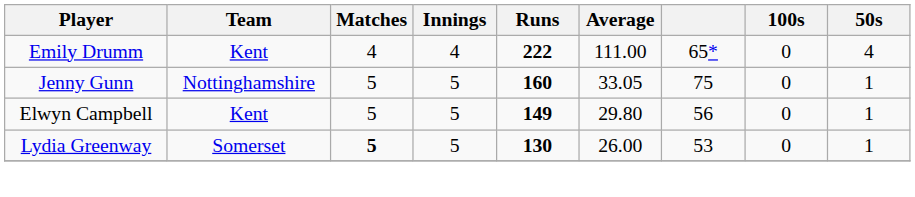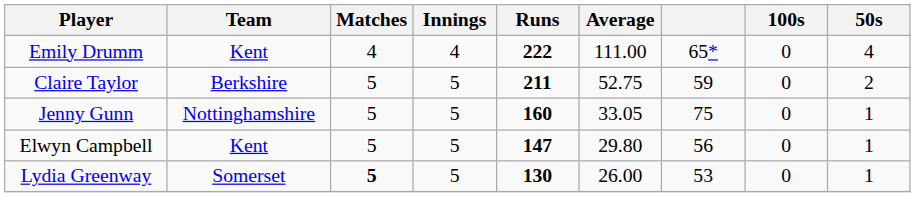+ row: (86, 82)
(537, 113) 149 -> (537, 144) 147
